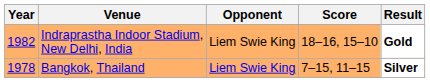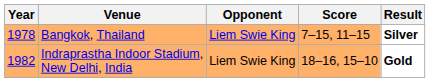rows swapped: (93, 68) <-> (122, 41)
